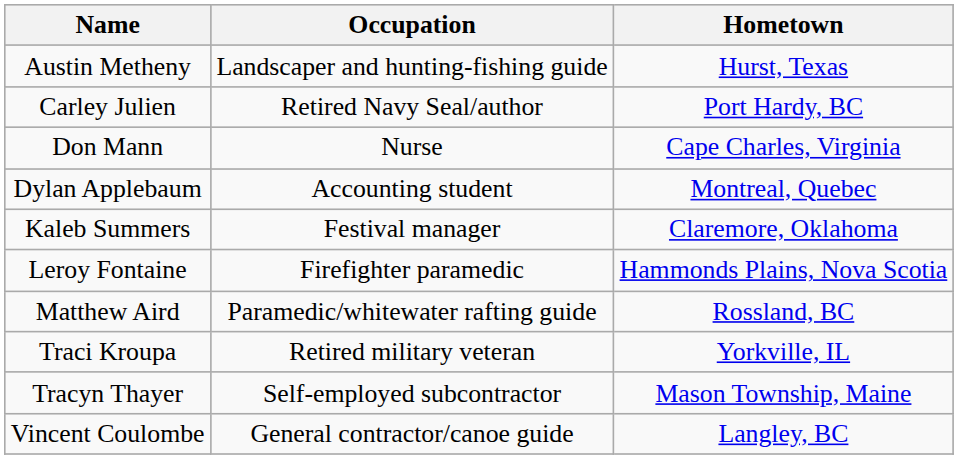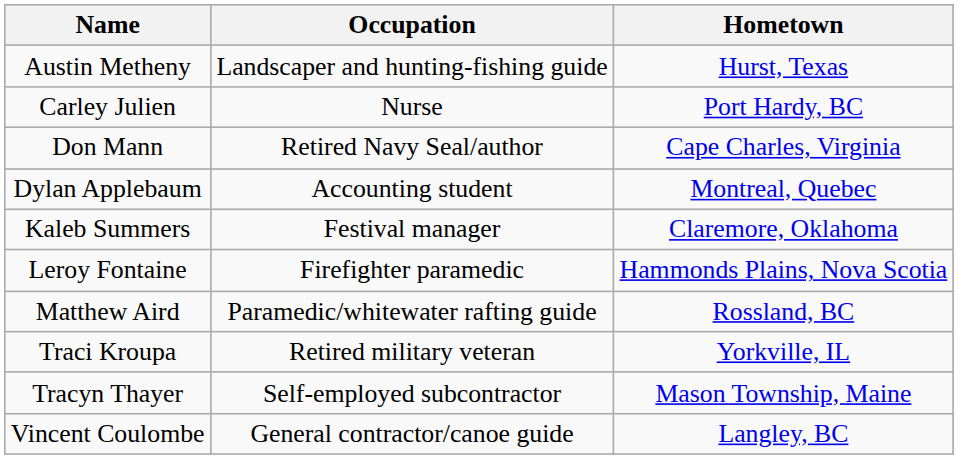(412, 106) Retired Navy Seal/author -> (412, 106) Nurse
(412, 147) Nurse -> (412, 147) Retired Navy Seal/author
